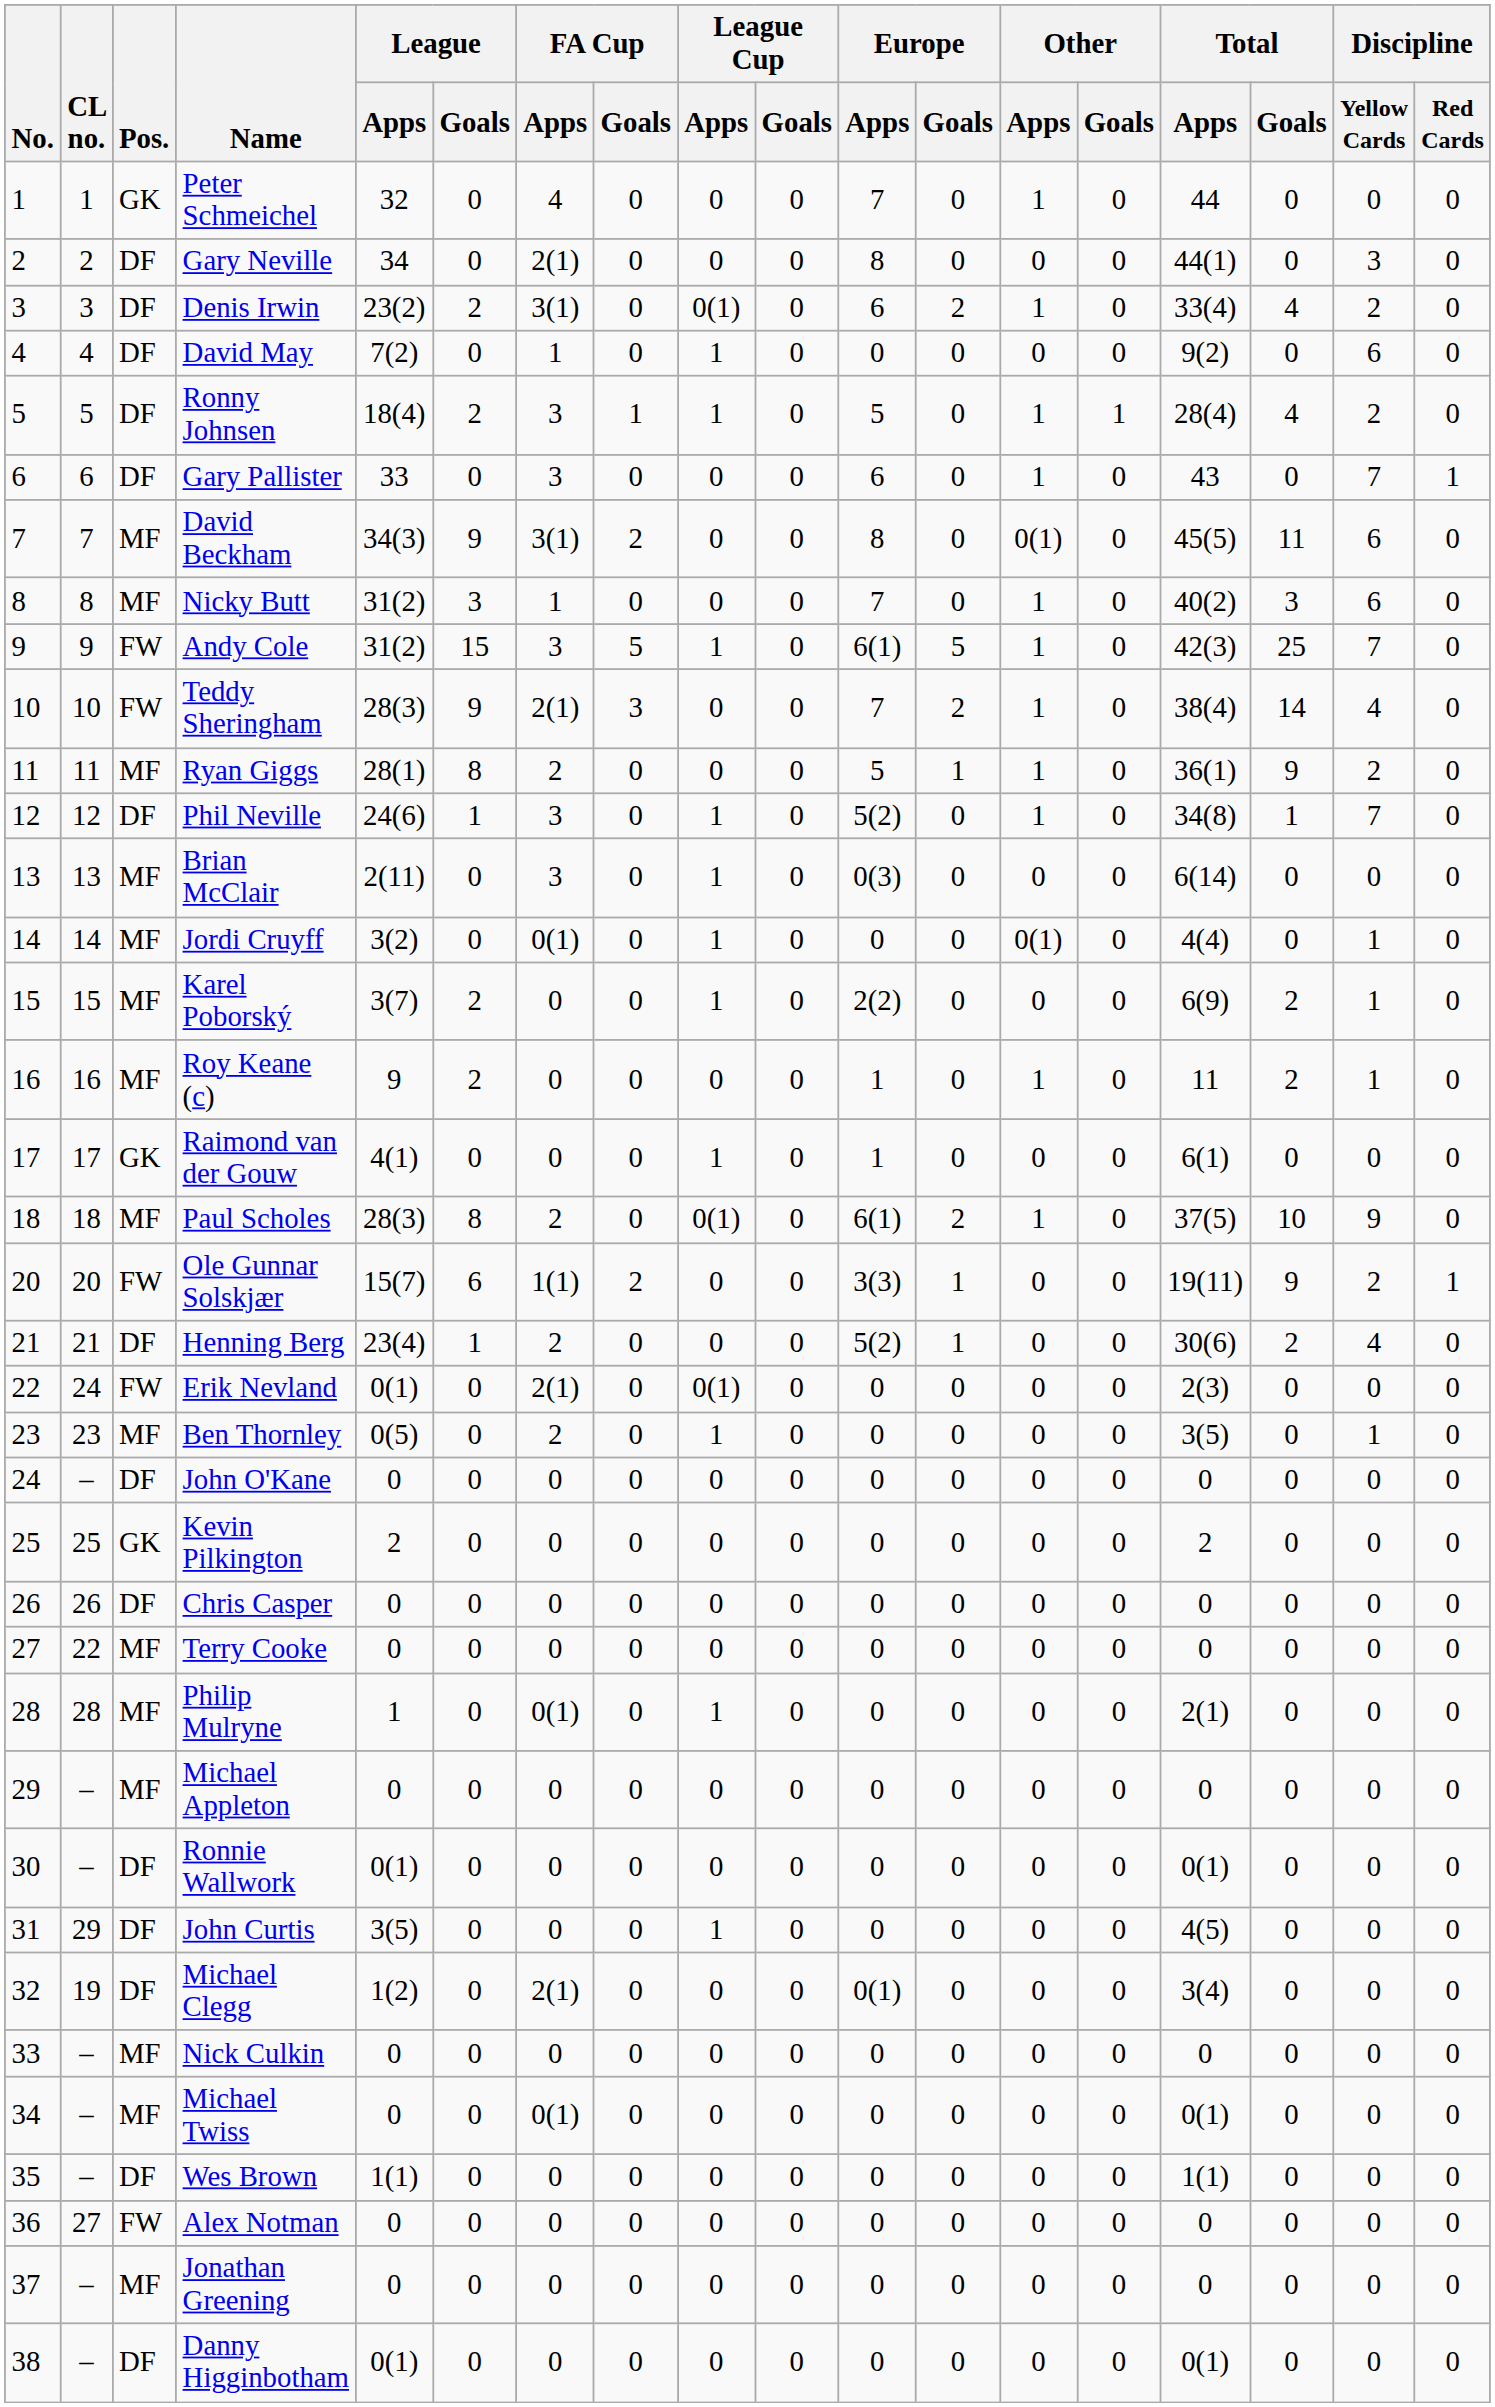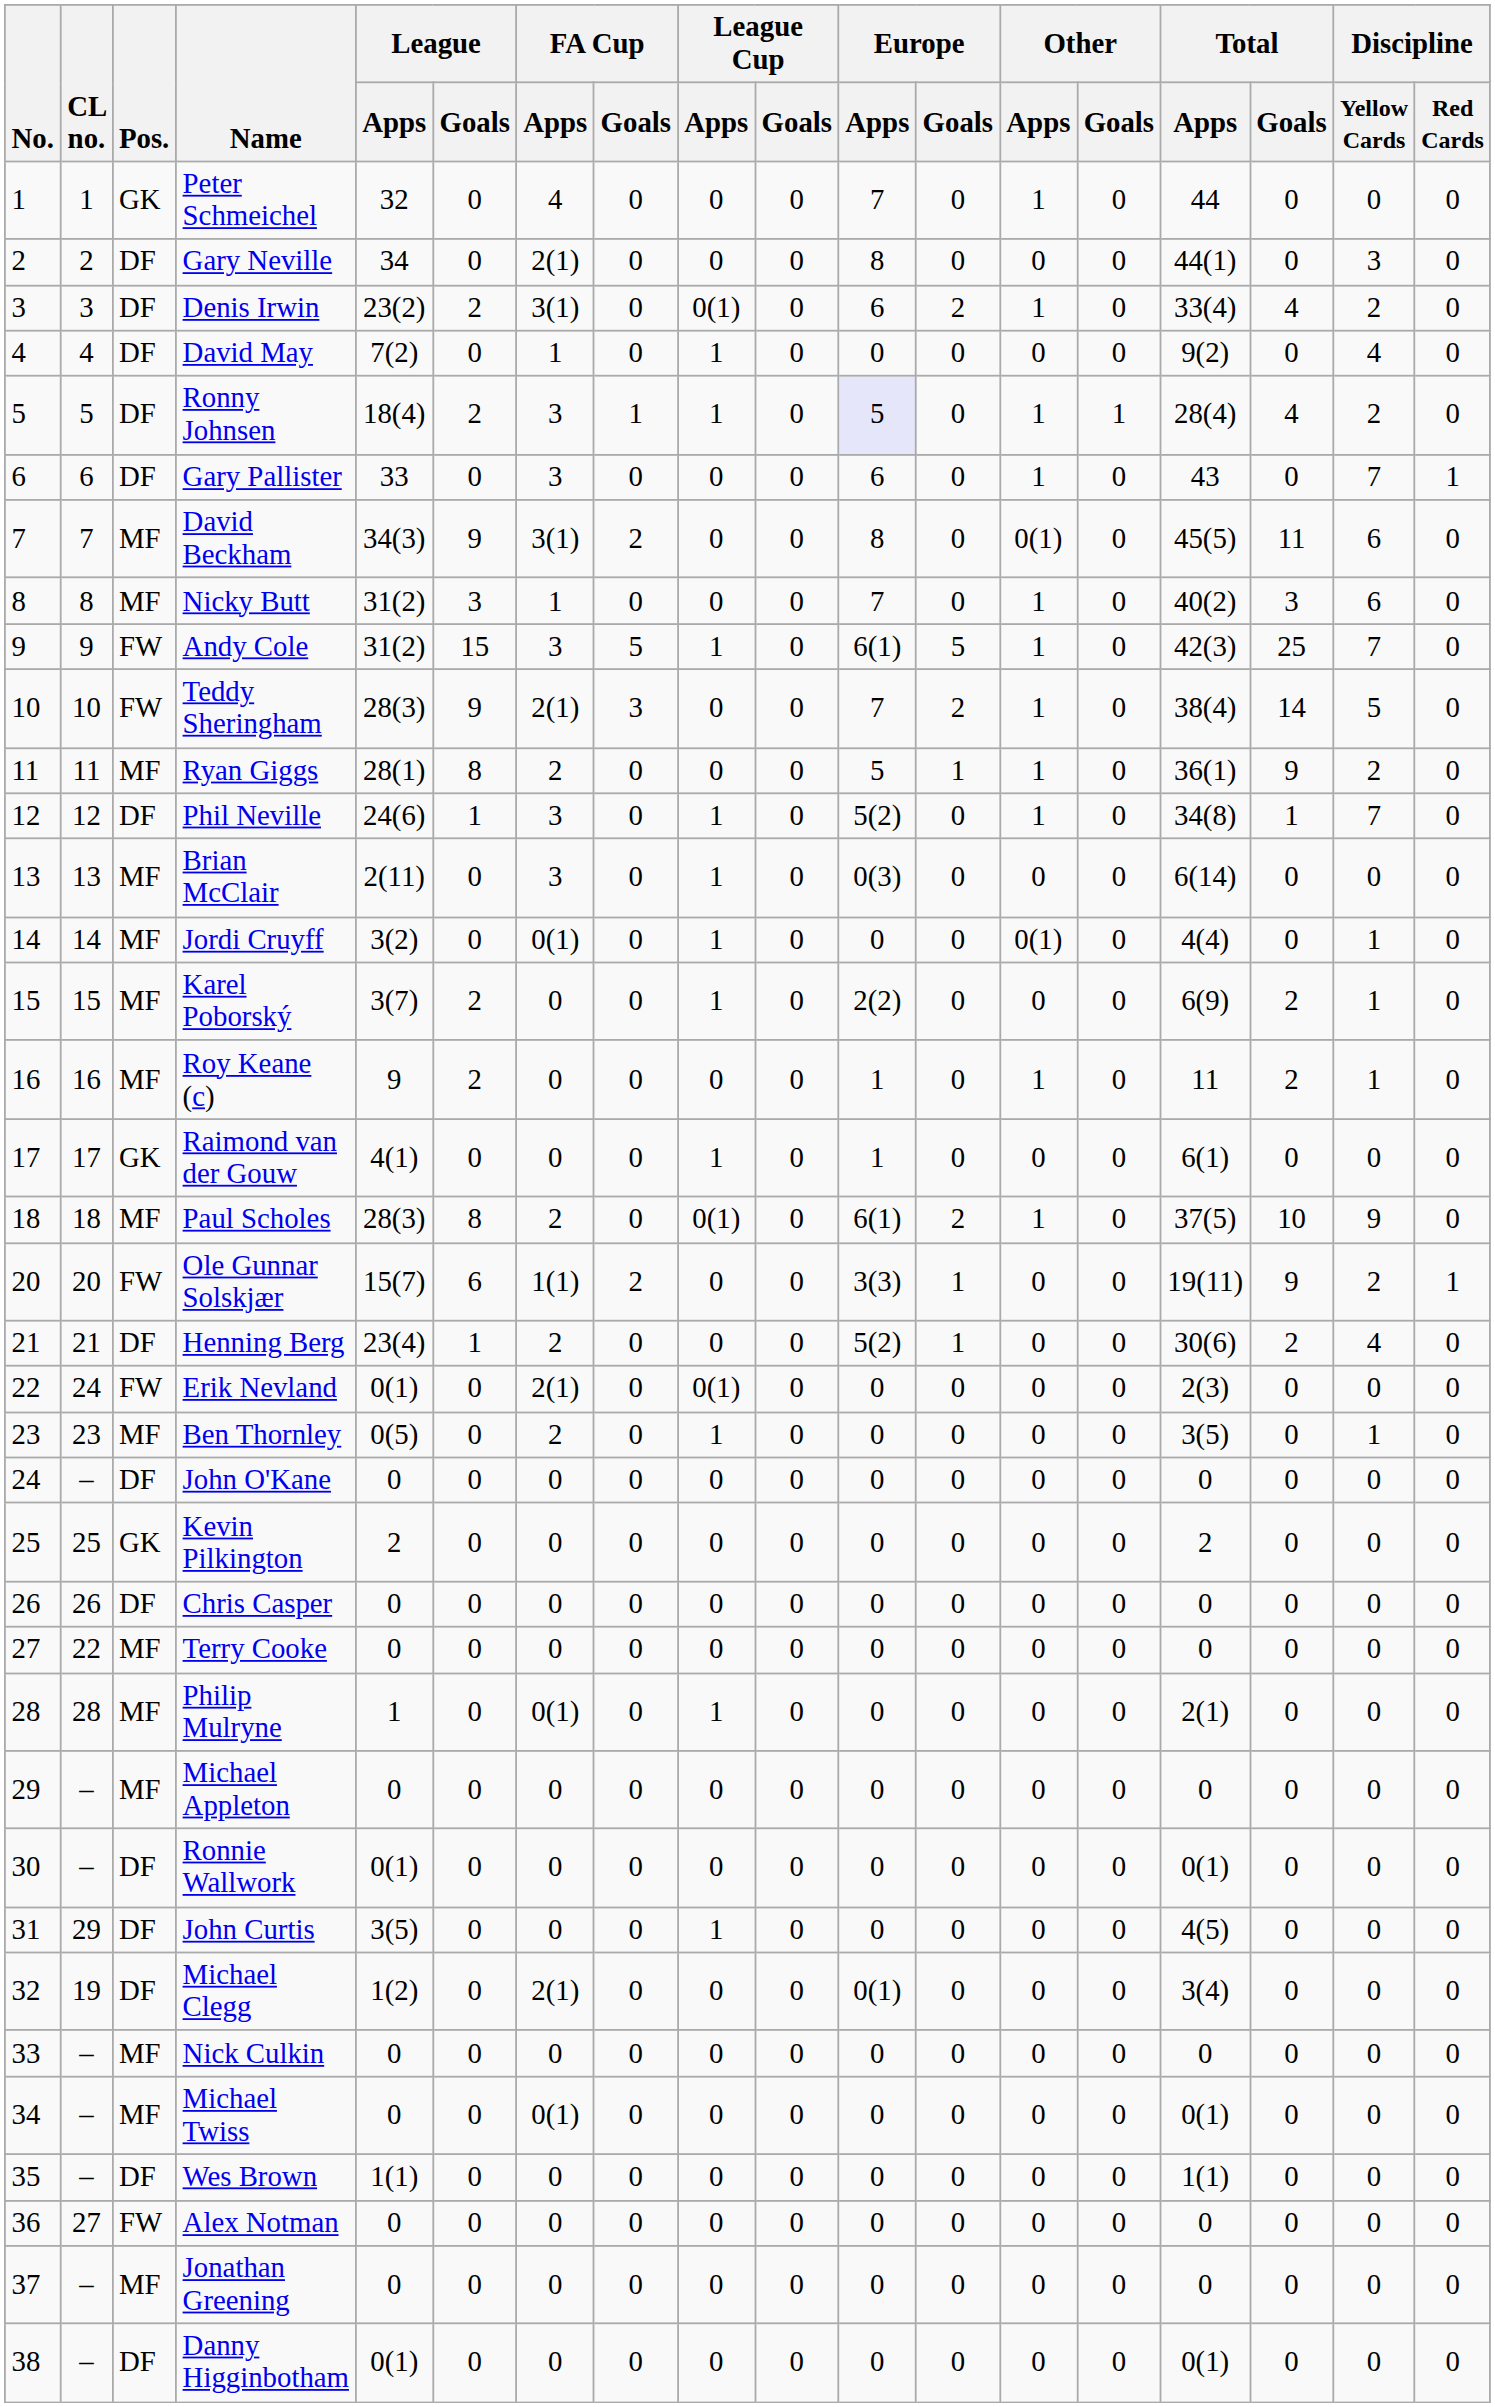(1374, 352) 6 -> (1374, 352) 4
(877, 414) no background -> (877, 414) lavender background
(1374, 707) 4 -> (1374, 707) 5
